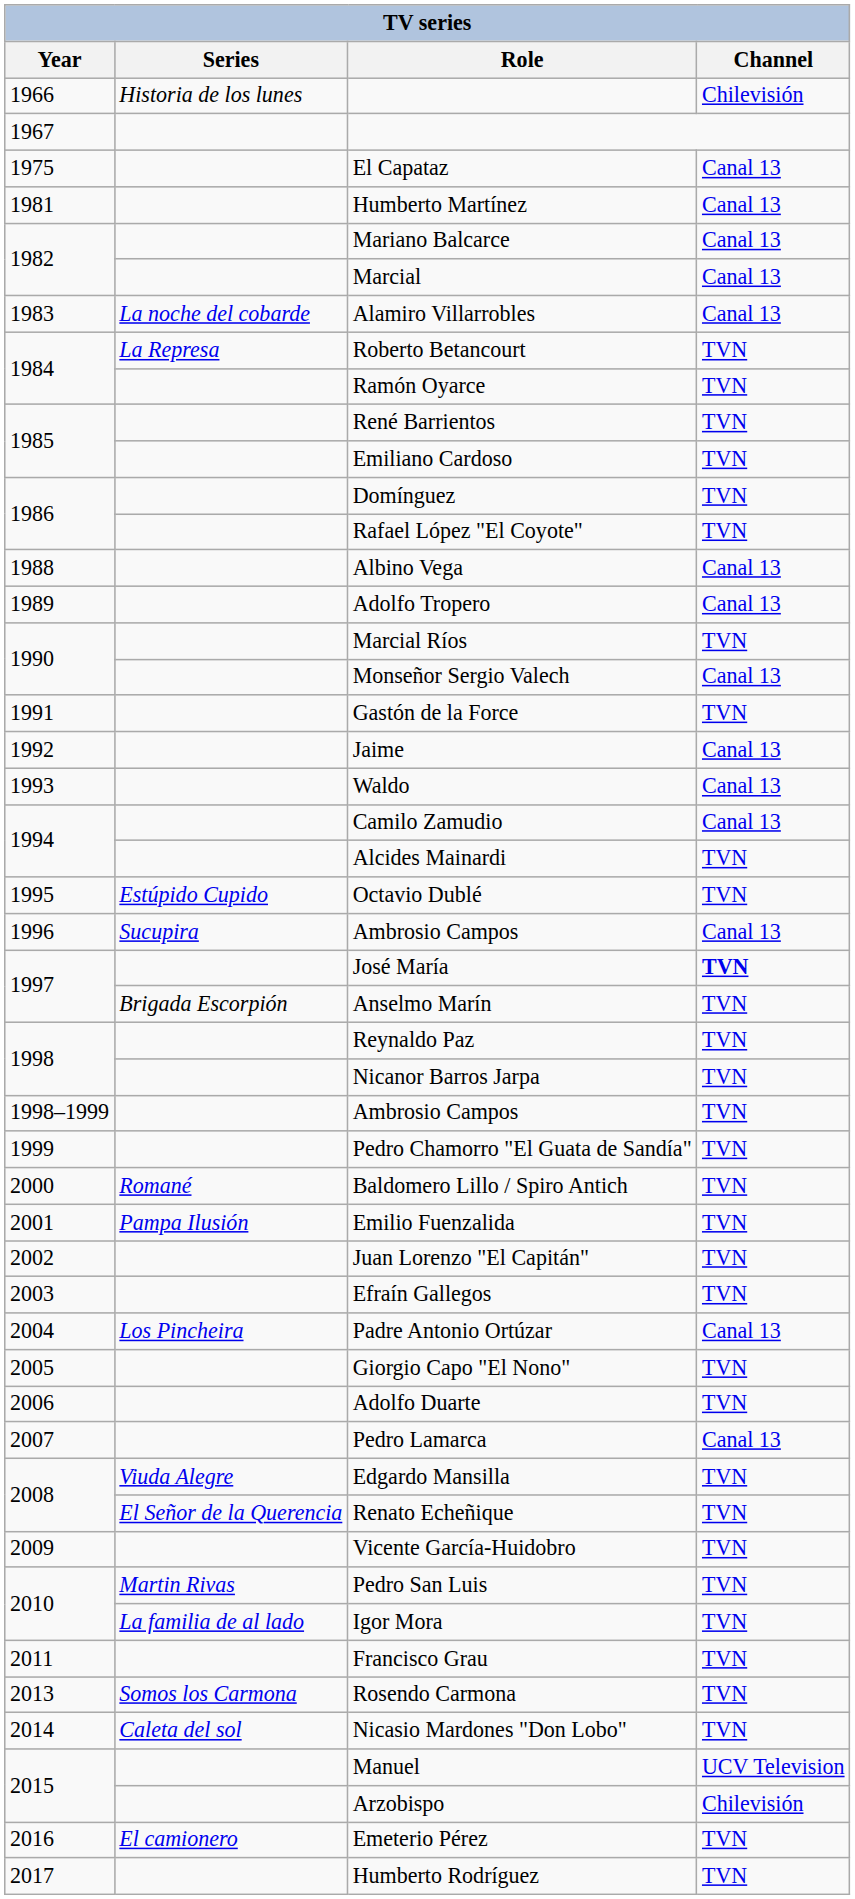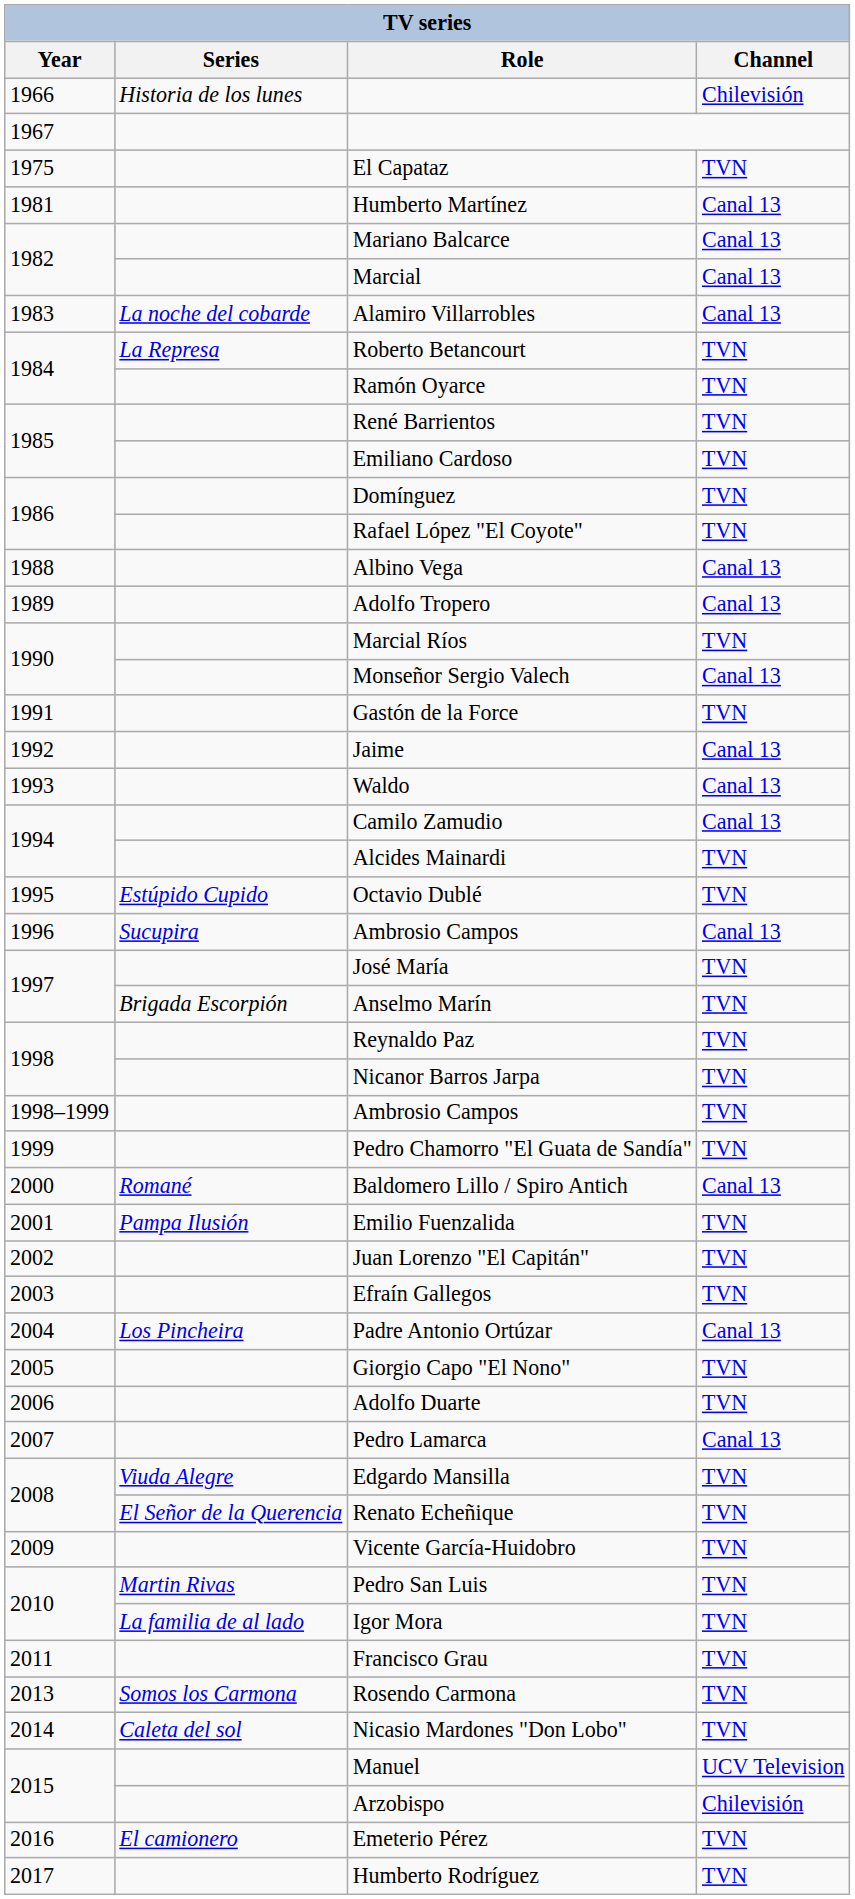(741, 168) Canal 13 -> (725, 168) TVN
(725, 967) bold -> (725, 967) normal
(725, 1185) TVN -> (741, 1185) Canal 13
